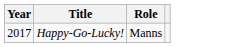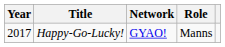+ column: (152, 14)
